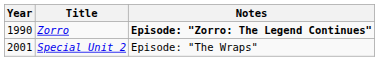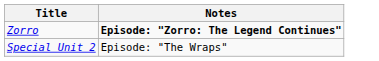- column: (20, 13)
